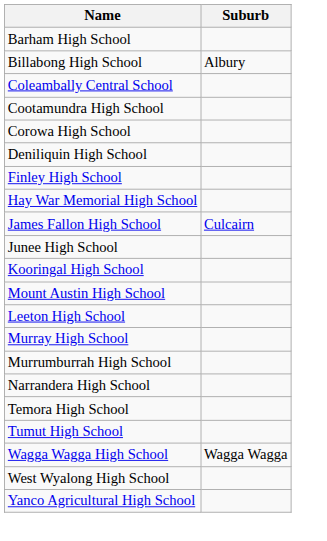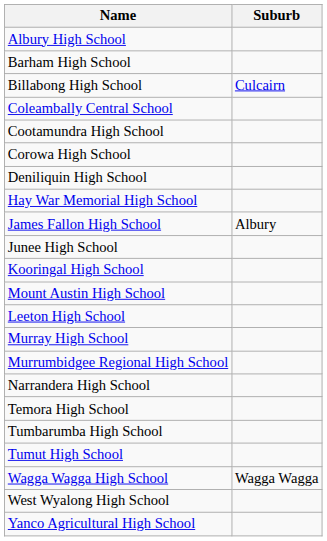+ row: (67, 39)
(225, 62) Albury -> (260, 85) Culcairn
- row: (65, 177)
(229, 223) Culcairn -> (256, 223) Albury
+ row: (118, 362)
- row: (89, 362)
+ row: (85, 431)
